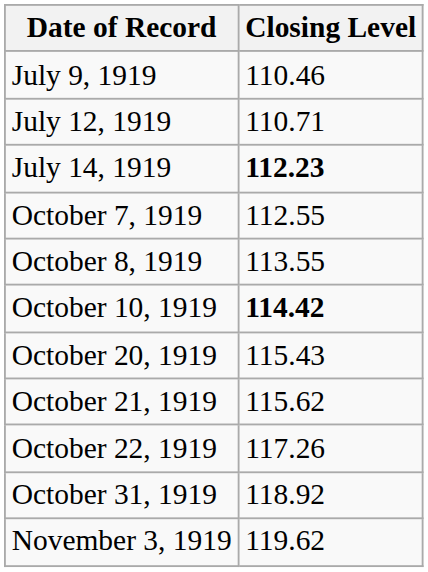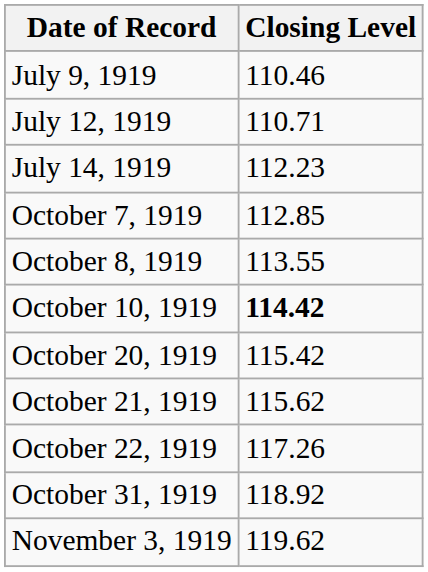(285, 167) bold -> (285, 167) normal
(285, 214) 112.55 -> (285, 214) 112.85
(285, 354) 115.43 -> (285, 354) 115.42
